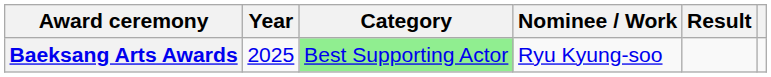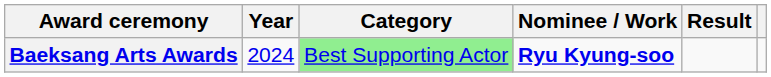(271, 54) 2025 -> (271, 54) 2024
(590, 54) normal -> (596, 54) bold
